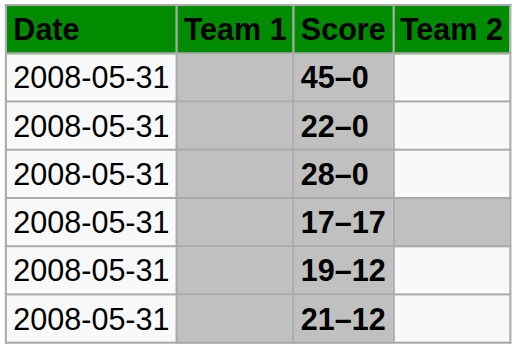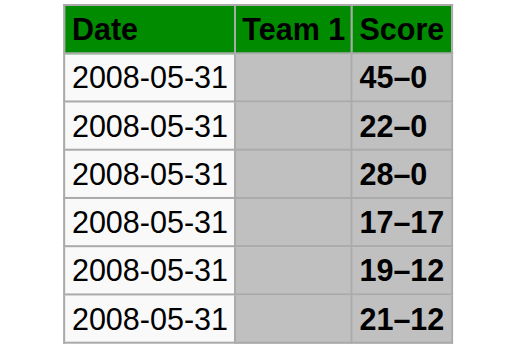- column: (451, 29)
